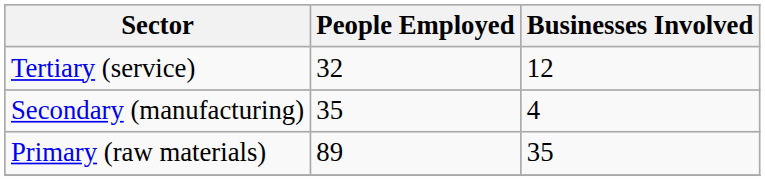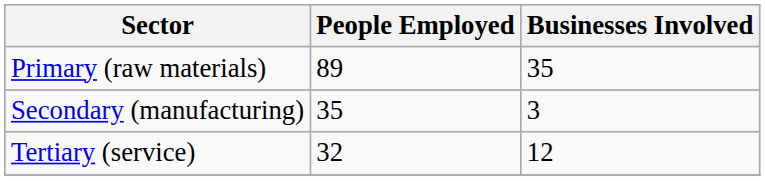rows swapped: (139, 152) <-> (103, 68)
(534, 110) 4 -> (534, 110) 3
